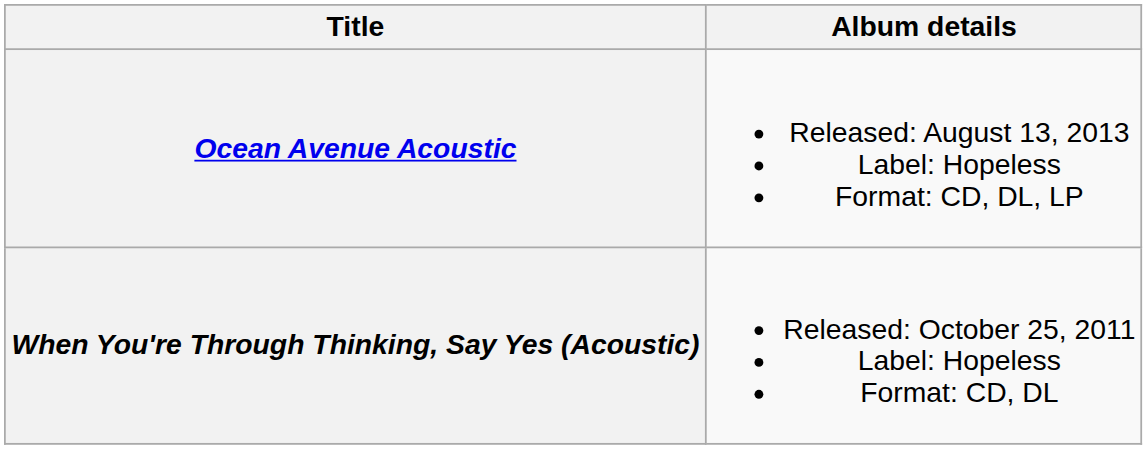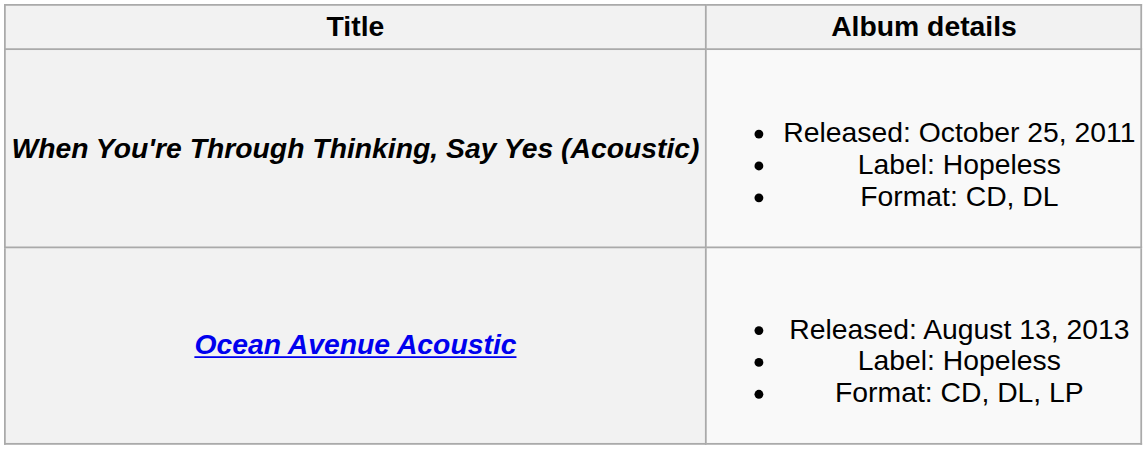rows swapped: (355, 345) <-> (355, 147)
